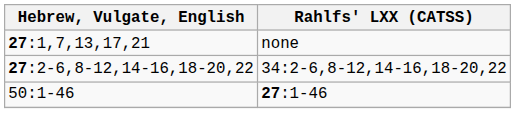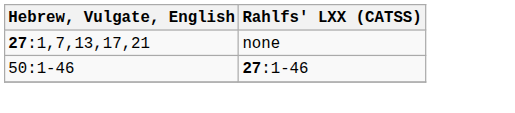- row: (131, 69)
